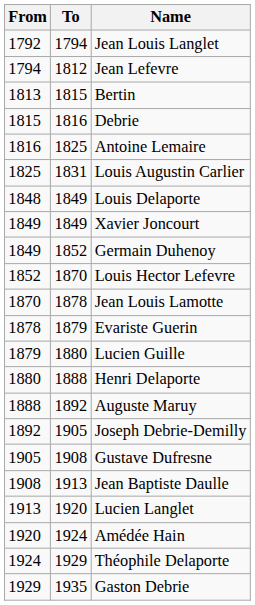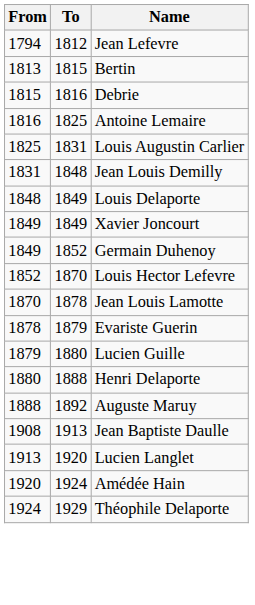- row: (157, 43)
+ row: (159, 172)
- row: (171, 431)
- row: (153, 457)
- row: (142, 586)
